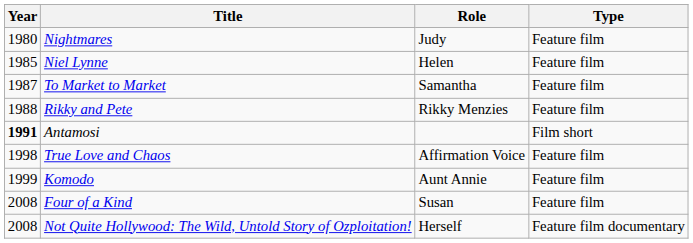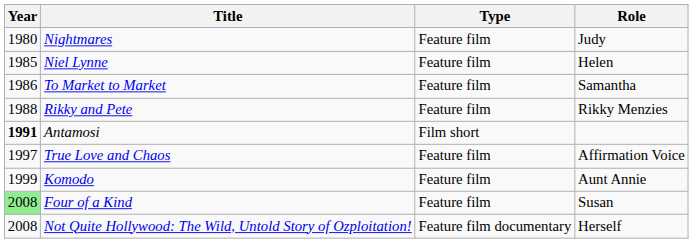columns swapped: (472, 16) <-> (608, 16)
(23, 86) 1987 -> (23, 86) 1986
(23, 156) 1998 -> (23, 156) 1997
(23, 202) no background -> (23, 202) lightgreen background
